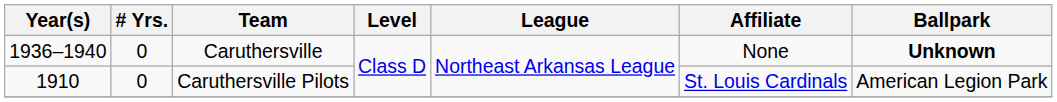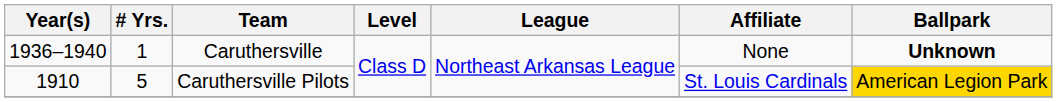(142, 51) 0 -> (142, 51) 1
(142, 82) 0 -> (142, 82) 5
(952, 82) no background -> (952, 82) gold background
